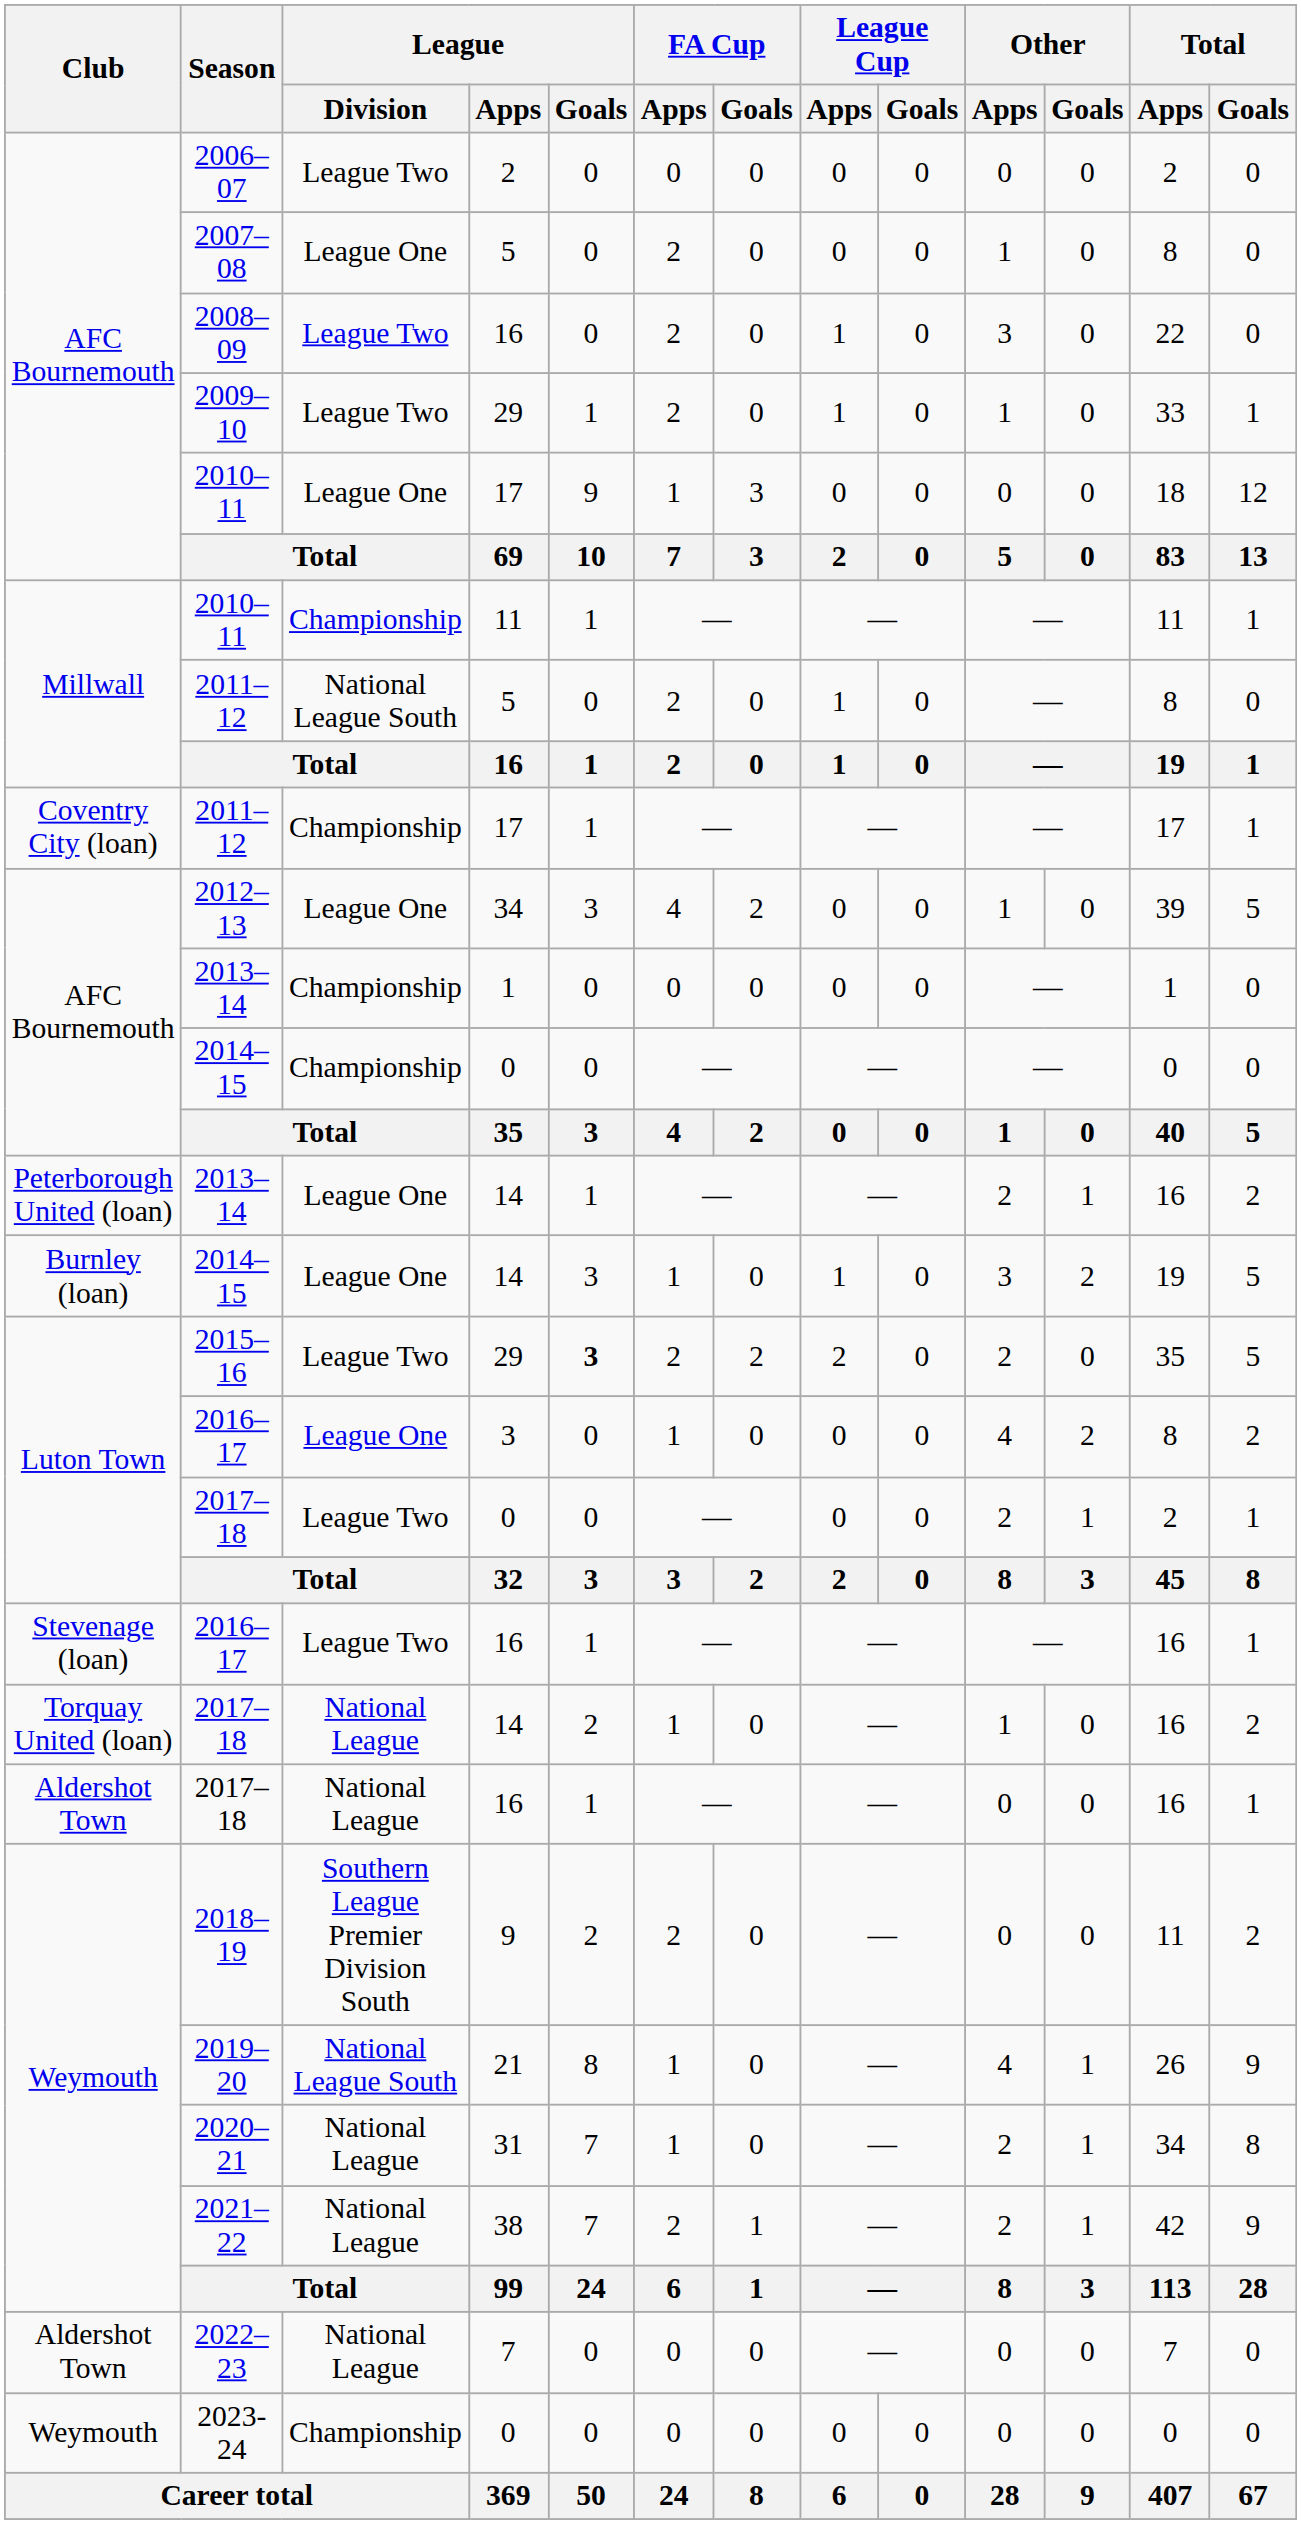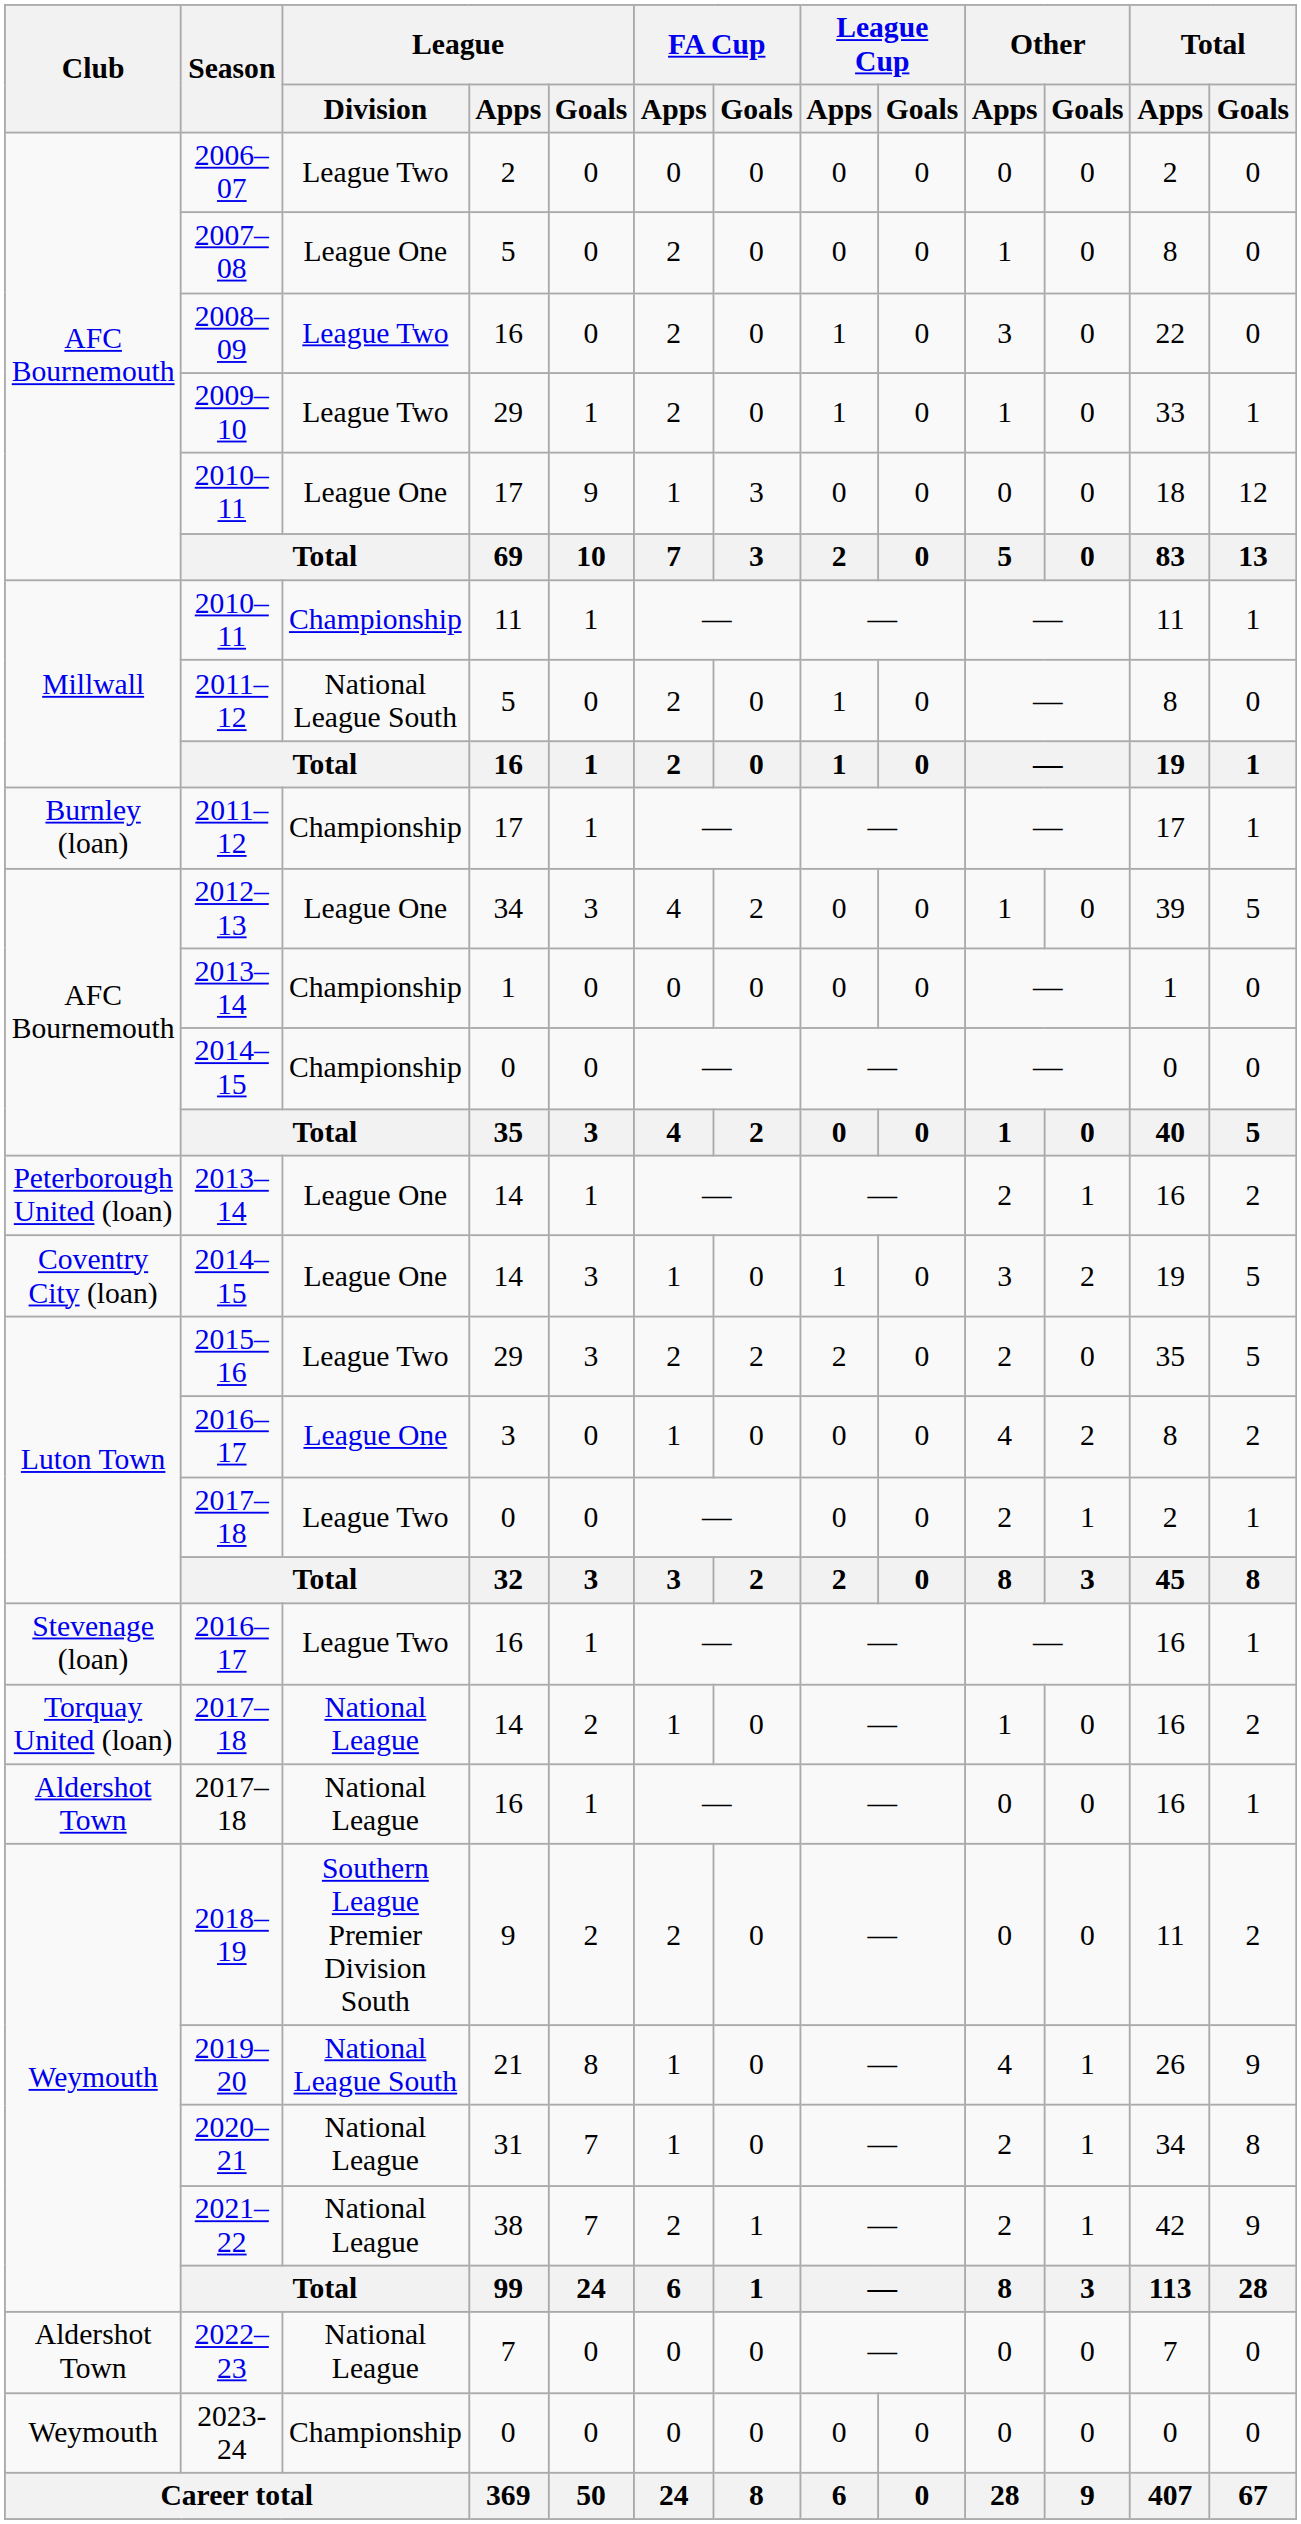(93, 827) Coventry City (loan) -> (93, 827) Burnley (loan)
(93, 1275) Burnley (loan) -> (93, 1275) Coventry City (loan)
(591, 1355) bold -> (591, 1355) normal
